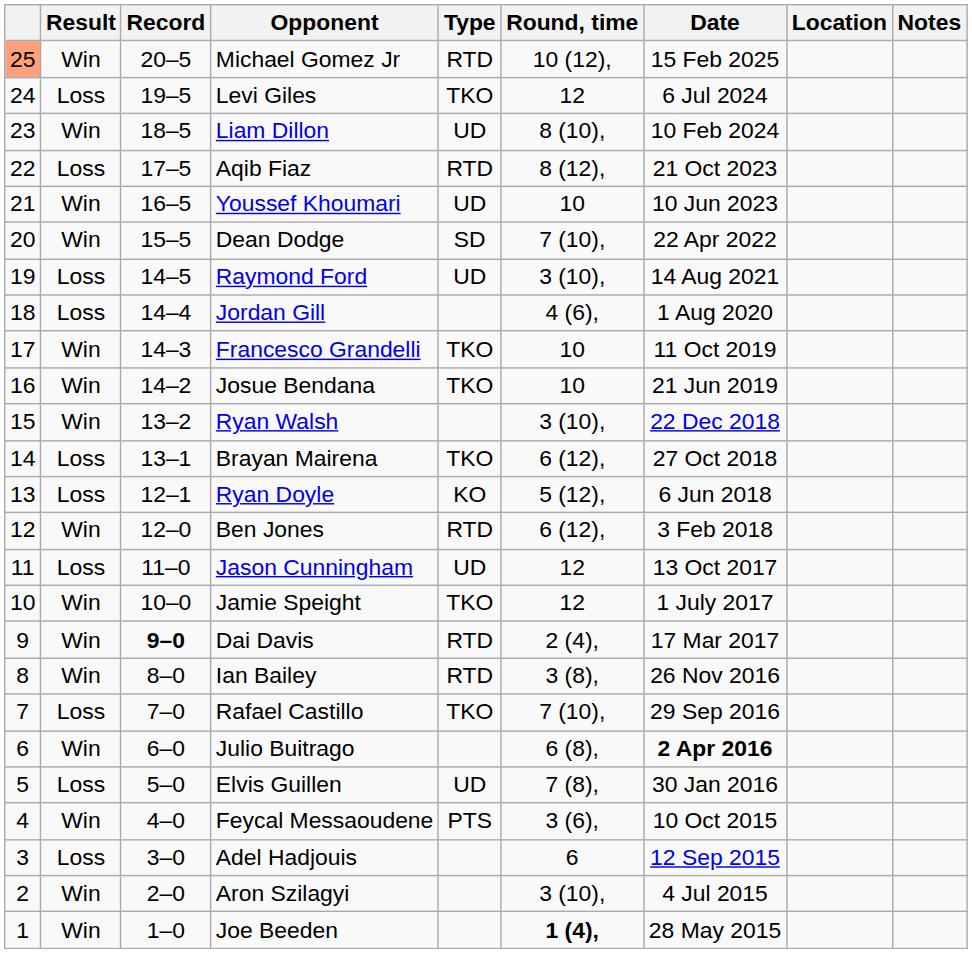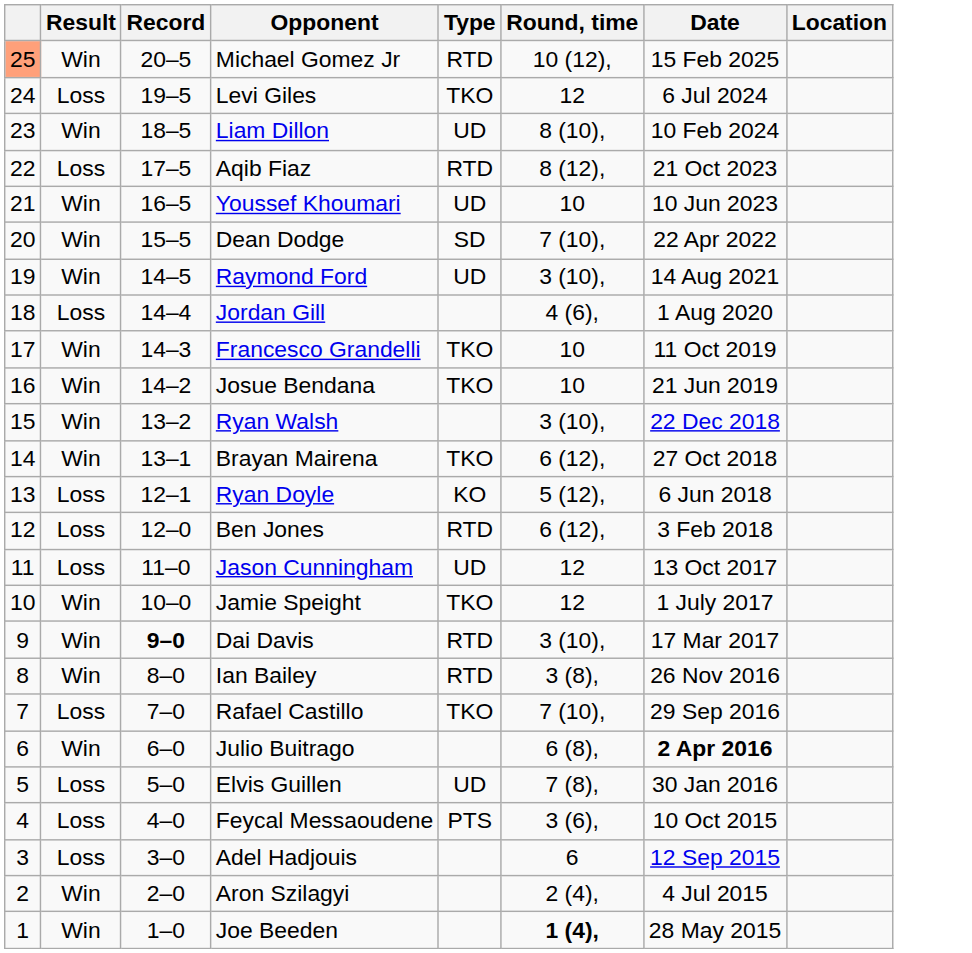- column: (929, 22)
(81, 276) Loss -> (81, 276) Win
(81, 458) Loss -> (81, 458) Win
(81, 530) Win -> (81, 530) Loss
(572, 639) 2 (4), -> (572, 639) 3 (10),
(81, 820) Win -> (81, 820) Loss
(572, 893) 3 (10), -> (572, 893) 2 (4),
